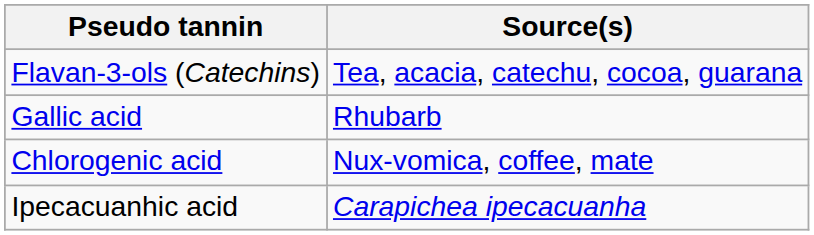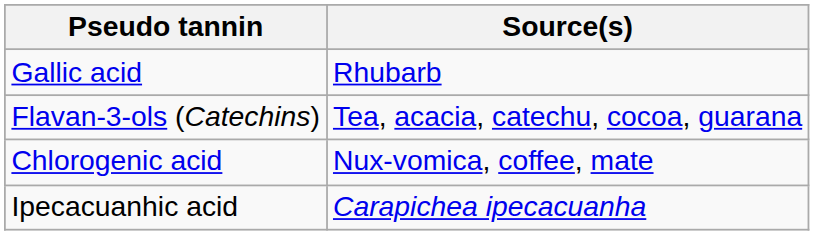rows swapped: (77, 116) <-> (166, 71)
